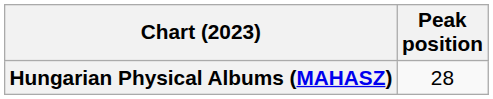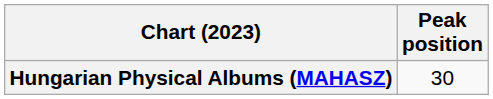(442, 77) 28 -> (442, 77) 30
